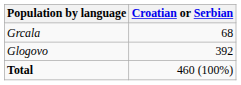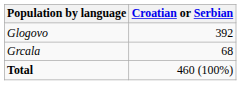rows swapped: (27, 51) <-> (24, 32)
